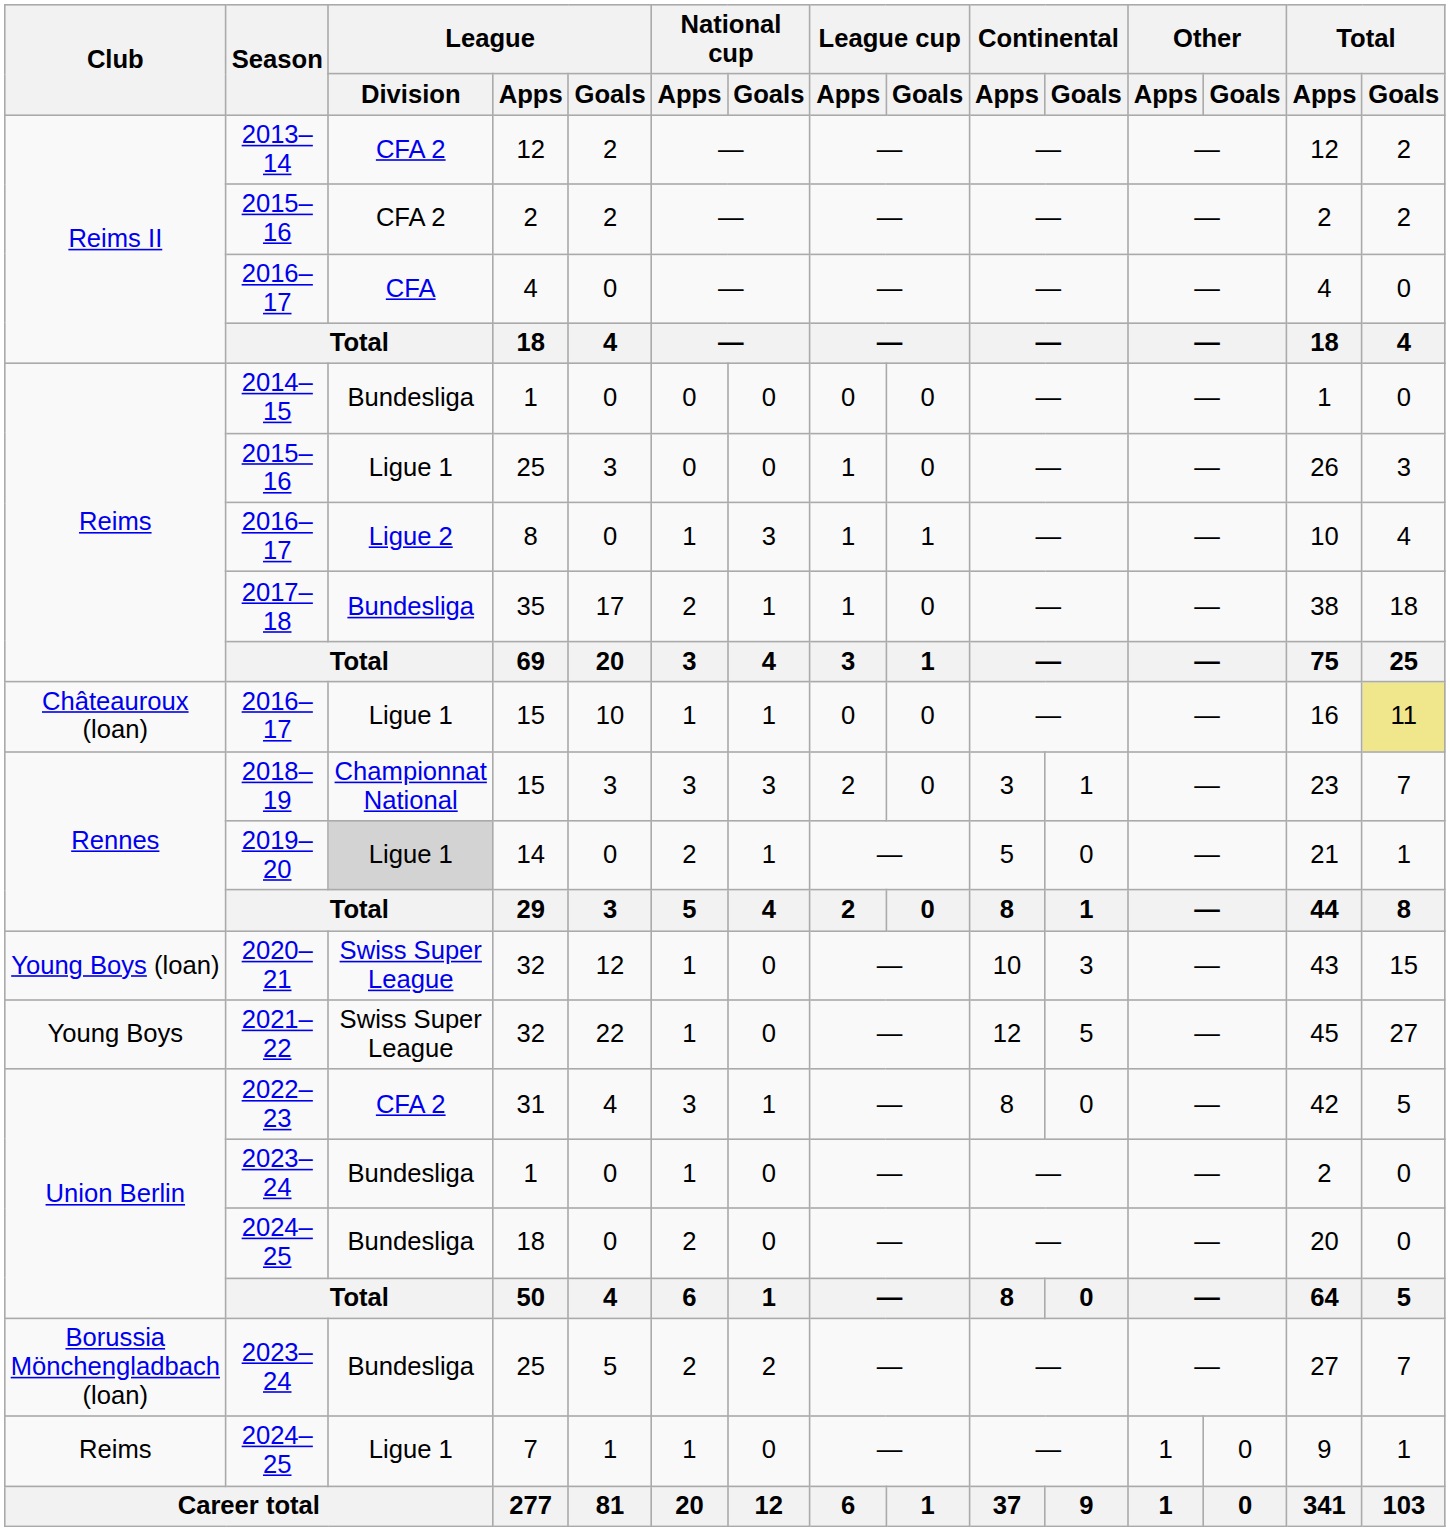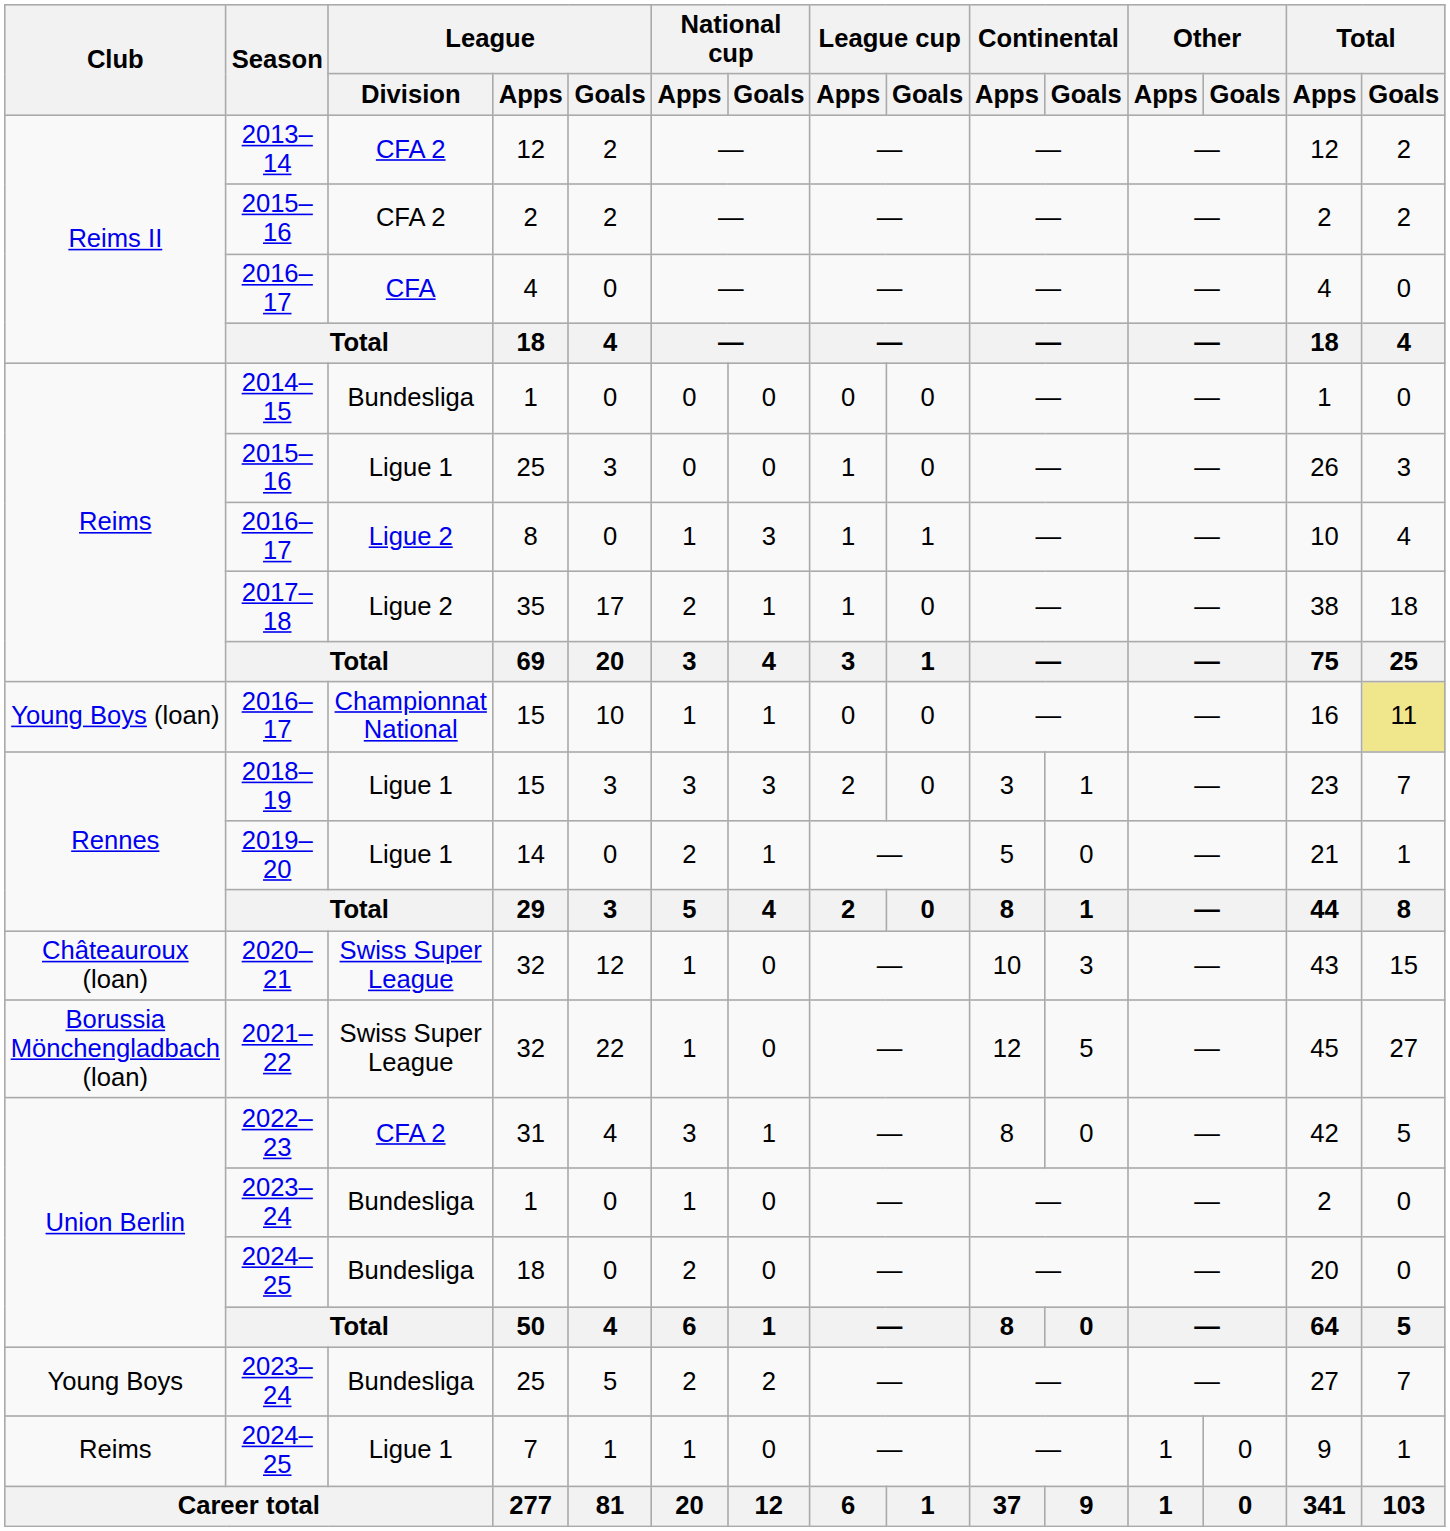(411, 606) Bundesliga -> (411, 606) Ligue 2
(115, 716) Châteauroux (loan) -> (115, 716) Young Boys (loan)
(411, 716) Ligue 1 -> (411, 716) Championnat National
(411, 785) Championnat National -> (411, 785) Ligue 1
(411, 855) lightgrey background -> (411, 855) no background
(115, 965) Young Boys (loan) -> (115, 964) Châteauroux (loan)
(115, 1034) Young Boys -> (115, 1048) Borussia Mönchengladbach (loan)
(115, 1366) Borussia Mönchengladbach (loan) -> (115, 1381) Young Boys
